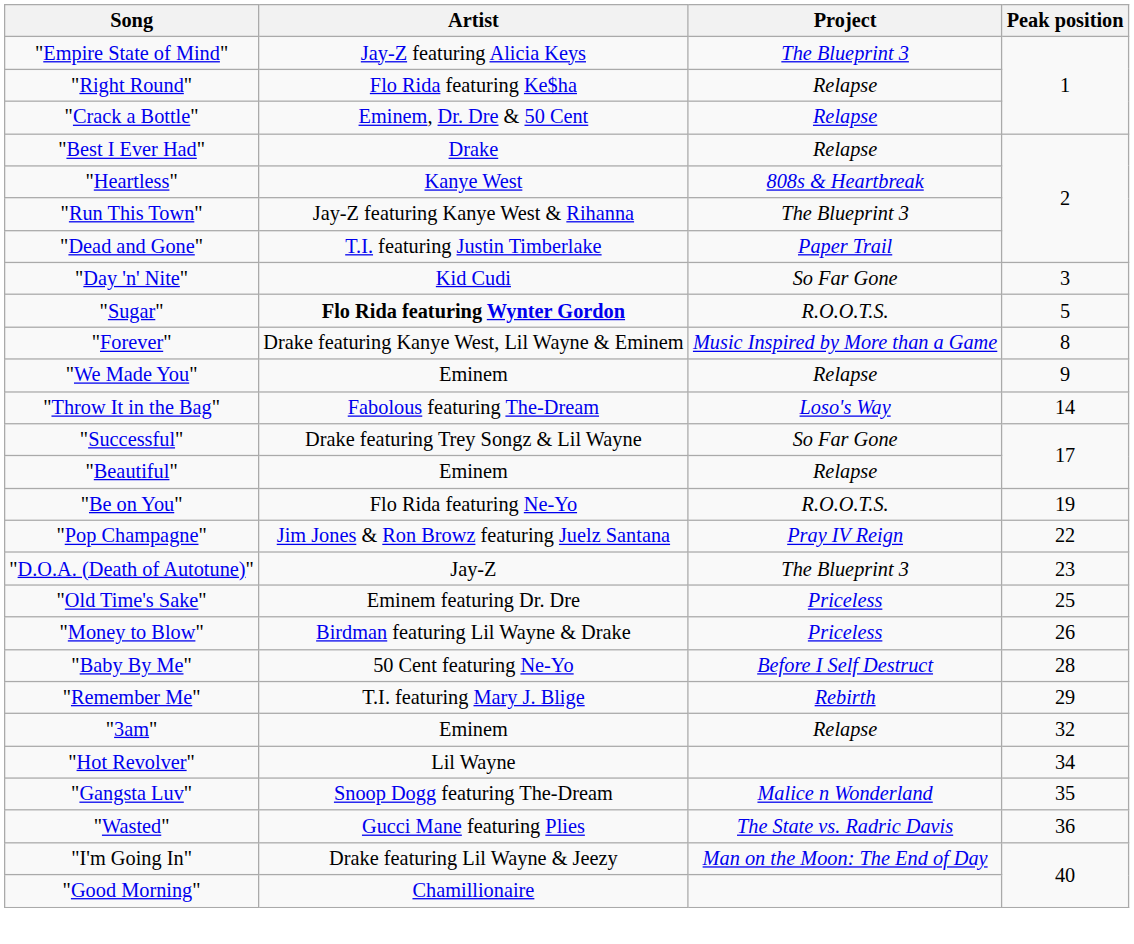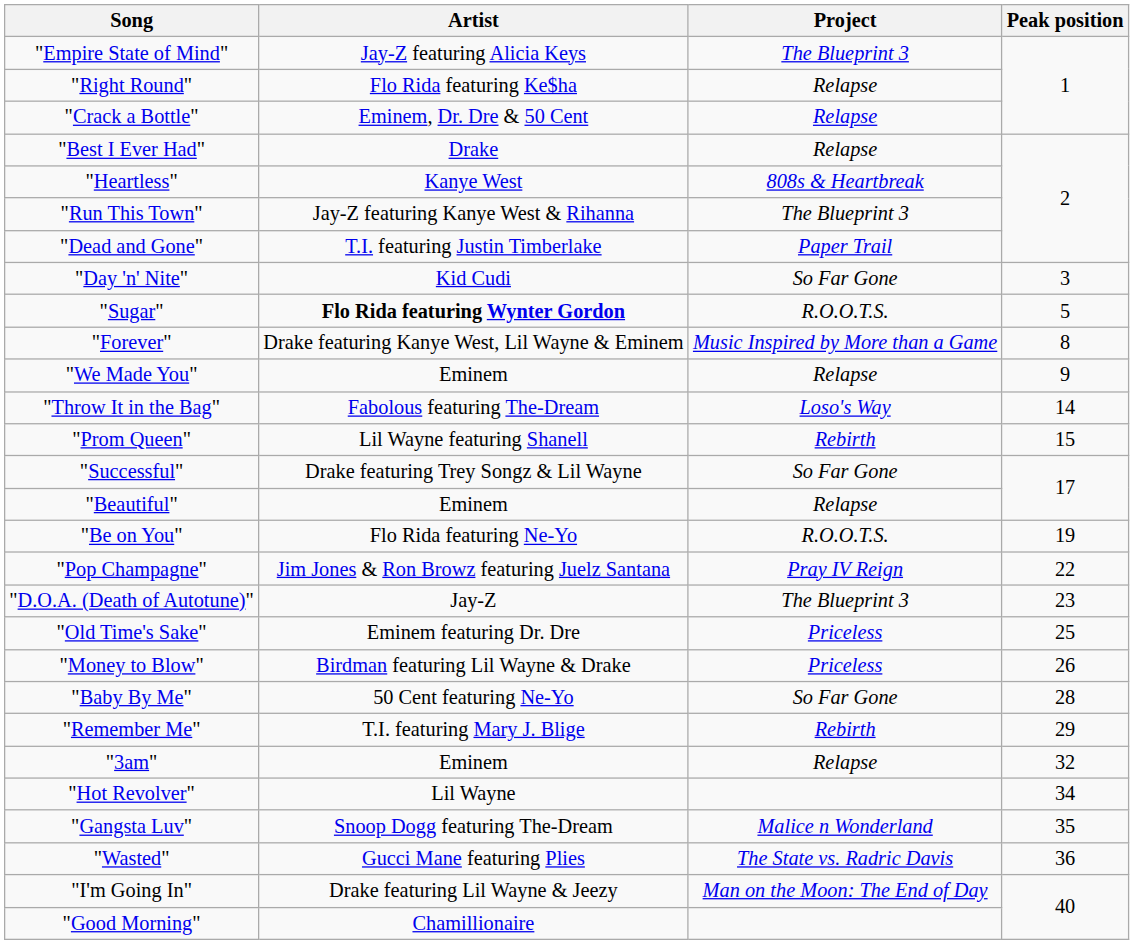+ row: (132, 439)
(845, 665) Before I Self Destruct -> (845, 697) So Far Gone
